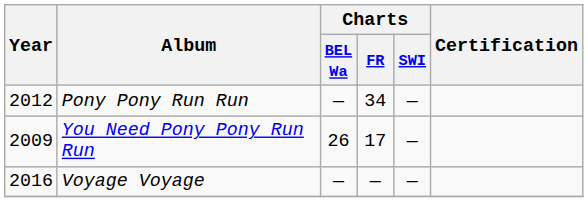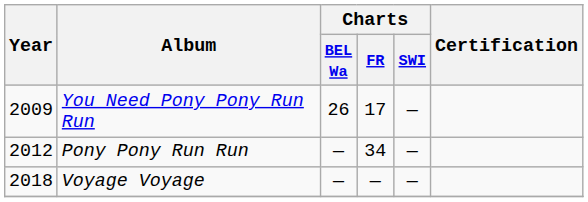rows swapped: (183, 141) <-> (155, 101)
(31, 181) 2016 -> (31, 181) 2018
